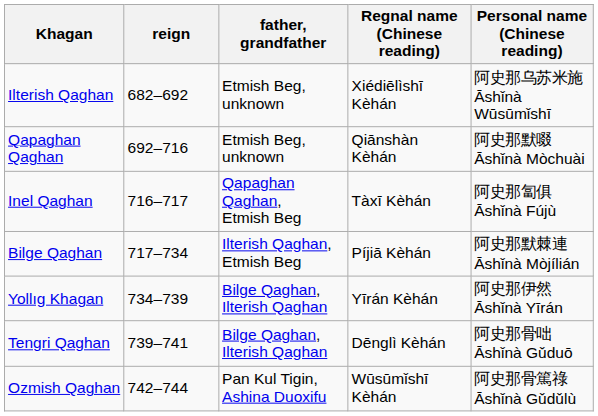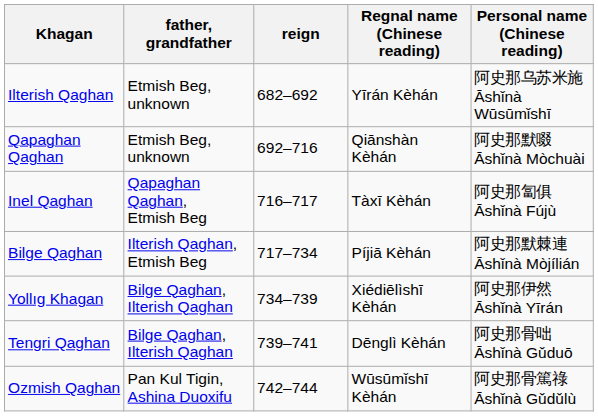columns swapped: (171, 34) <-> (283, 34)
(387, 95) Xiédiēlìshī Kèhán -> (395, 95) Yīrán Kèhán
(395, 298) Yīrán Kèhán -> (387, 298) Xiédiēlìshī Kèhán
